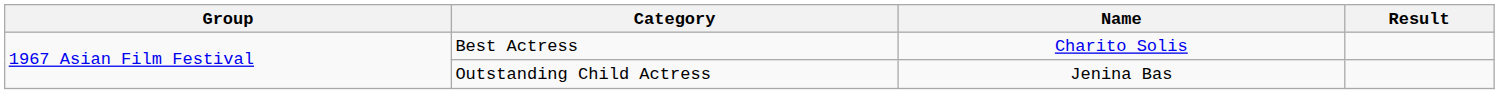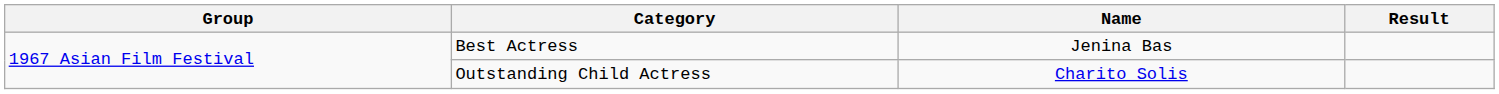(1121, 46) Charito Solis -> (1121, 46) Jenina Bas
(1121, 74) Jenina Bas -> (1121, 74) Charito Solis
